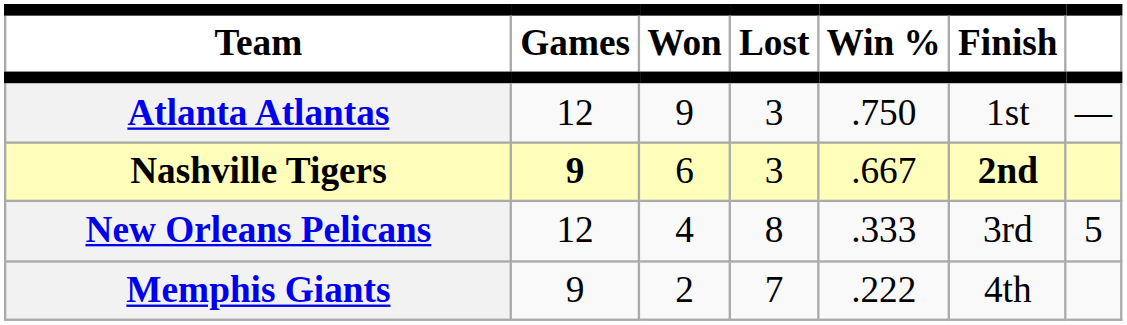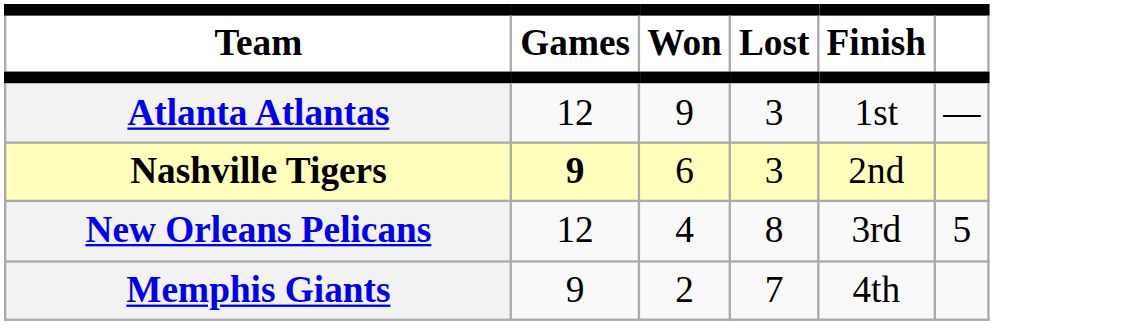- column: (884, 43)
(1008, 170) bold -> (876, 170) normal
